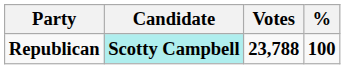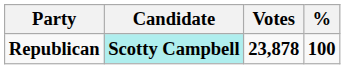(274, 48) 23,788 -> (274, 48) 23,878
